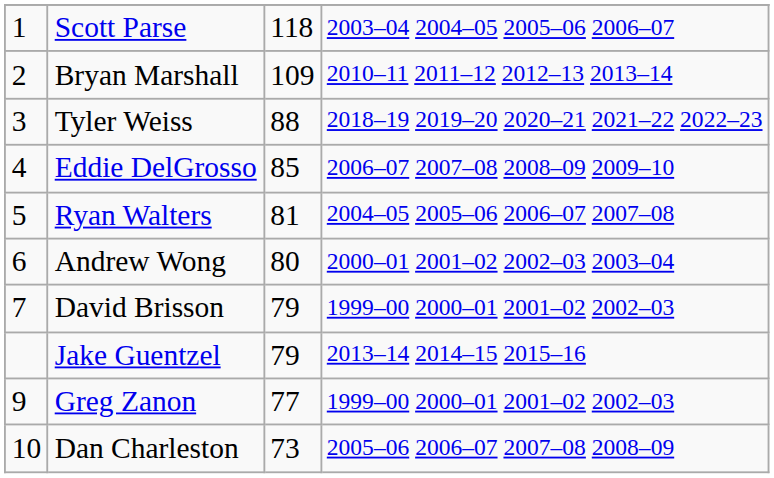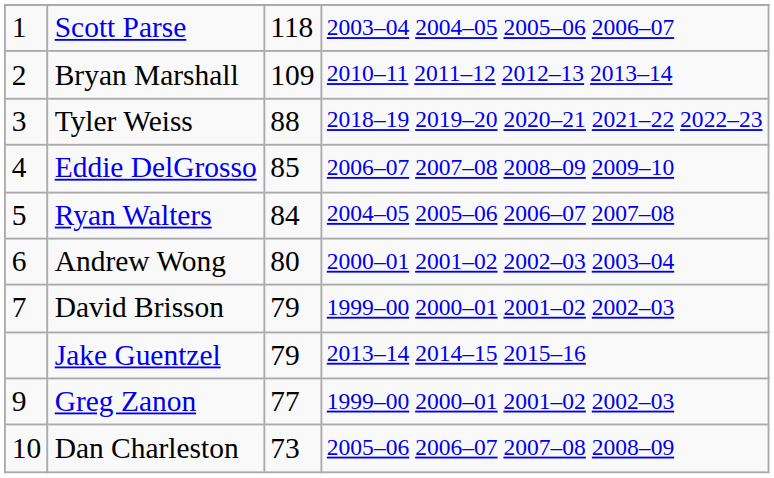(285, 214) 81 -> (285, 214) 84
